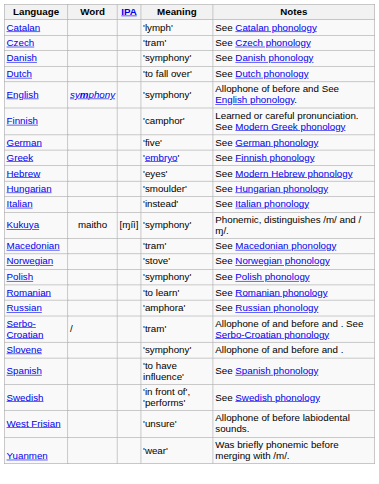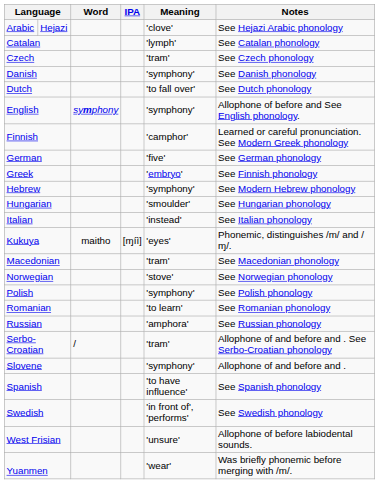+ row: (20, 27)
(155, 173) 'eyes' -> (170, 188) 'symphony'
(167, 225) 'symphony' -> (159, 240) 'eyes'
